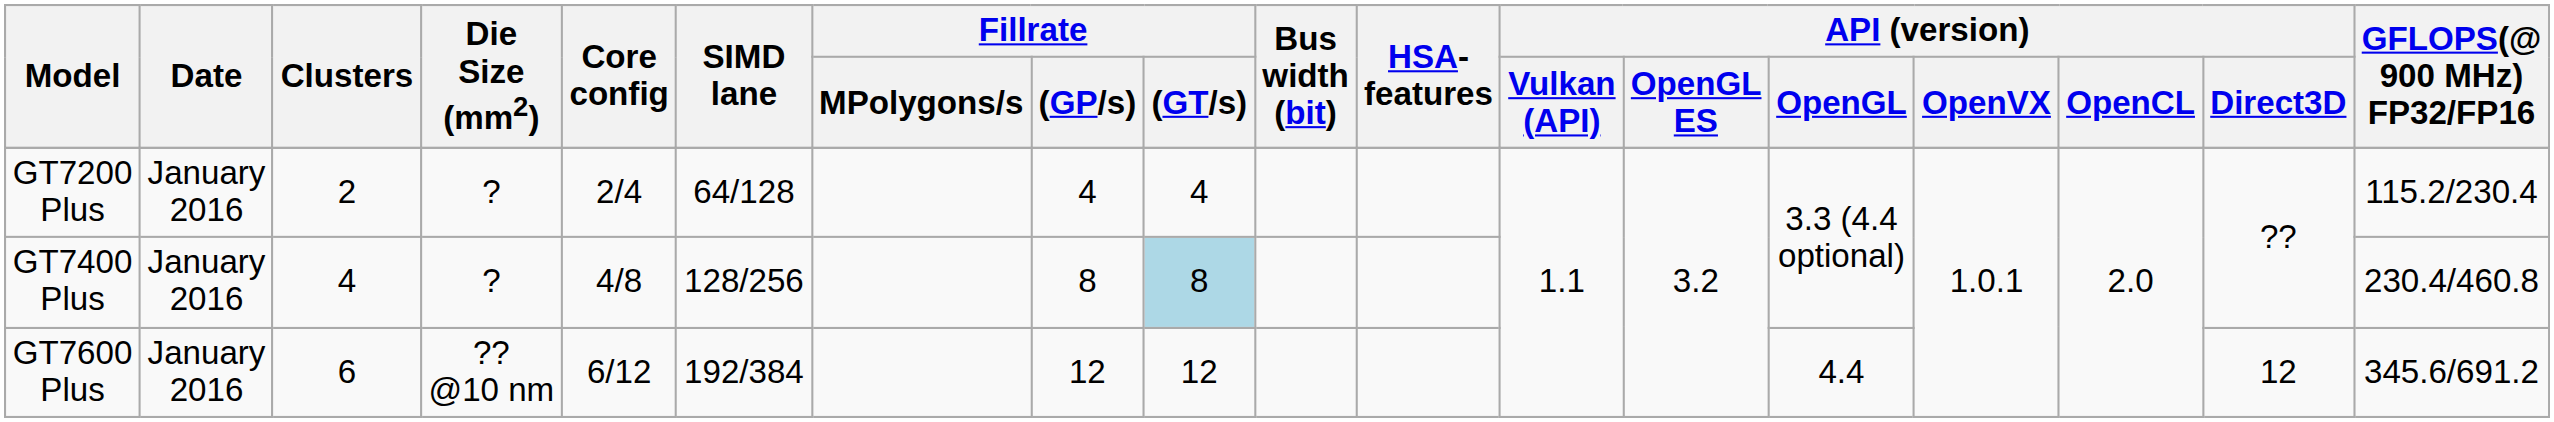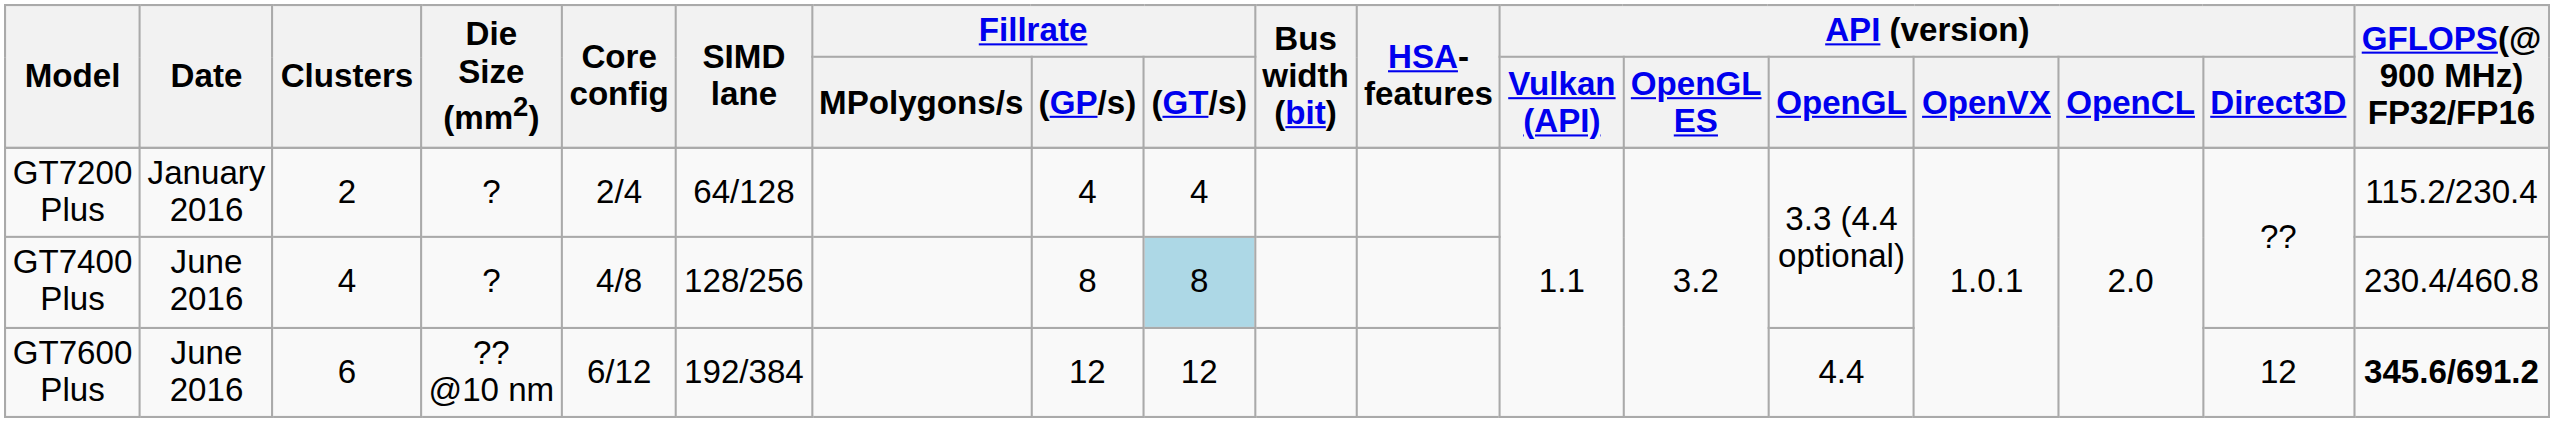(207, 281) January 2016 -> (207, 281) June 2016
(207, 371) January 2016 -> (207, 371) June 2016
(2451, 371) normal -> (2451, 371) bold
